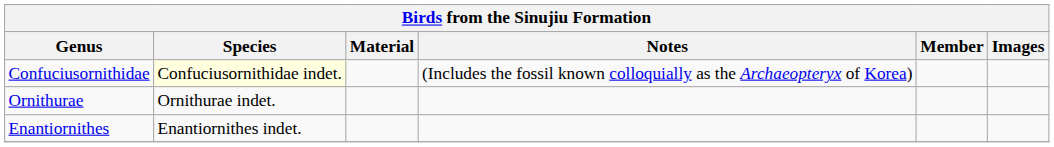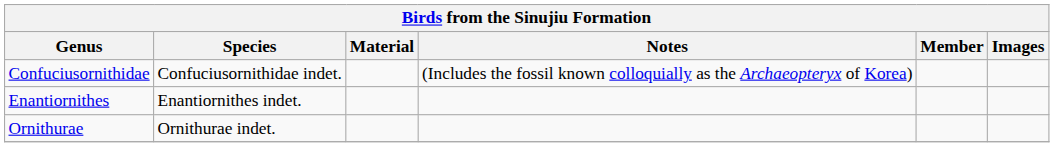(250, 73) lightyellow background -> (250, 73) no background
rows swapped: (59, 127) <-> (46, 100)
